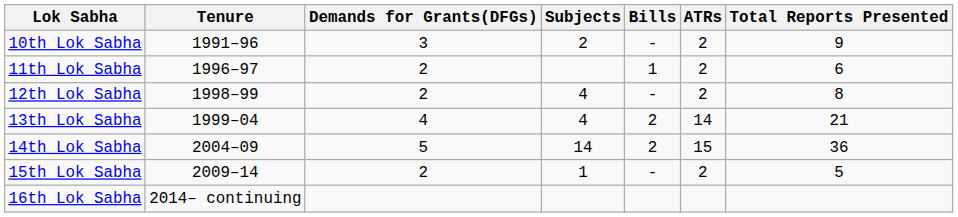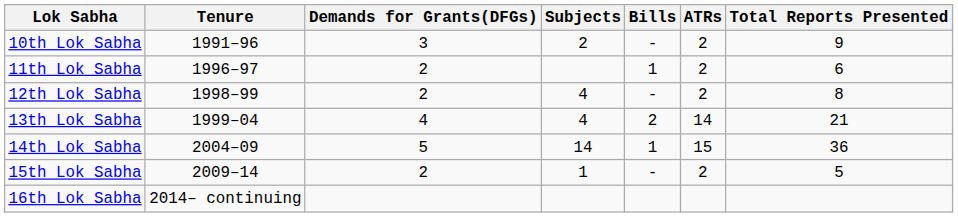(652, 147) 2 -> (652, 147) 1
